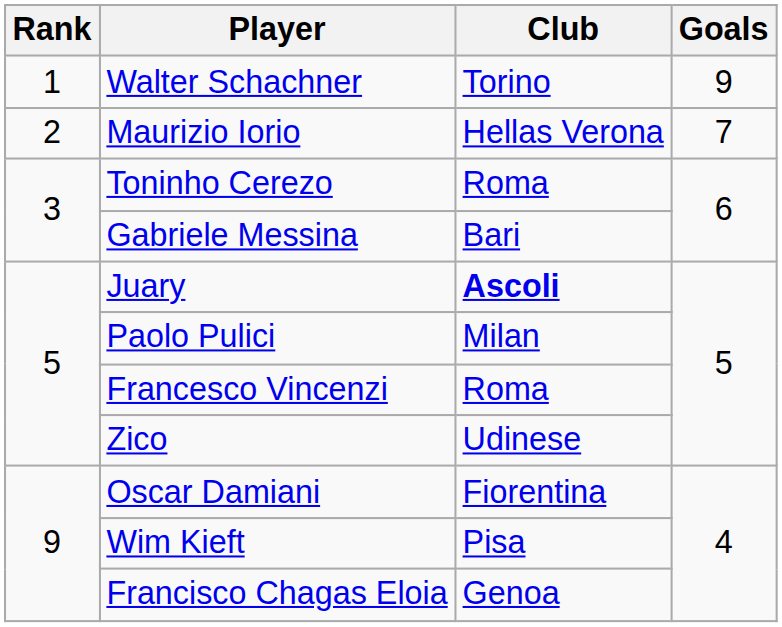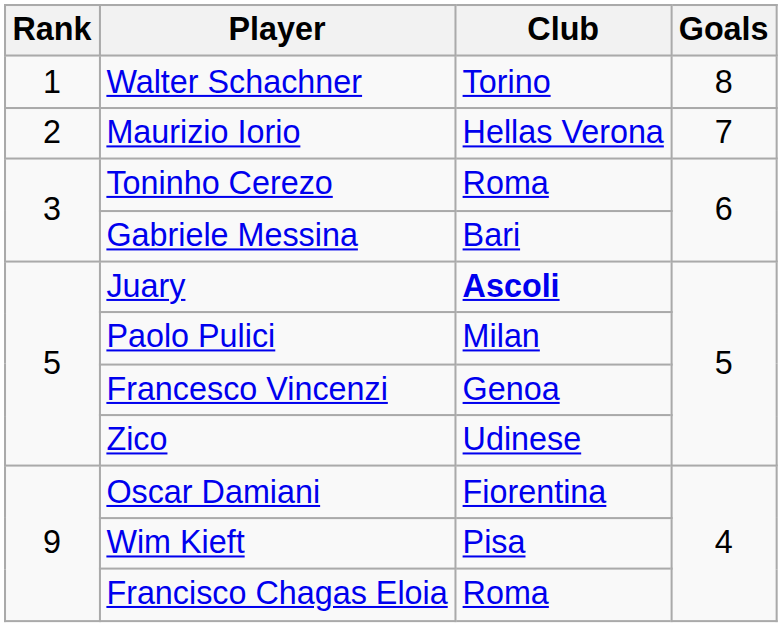(724, 81) 9 -> (724, 81) 8
(506, 388) Roma -> (511, 388) Genoa
(511, 593) Genoa -> (506, 593) Roma
